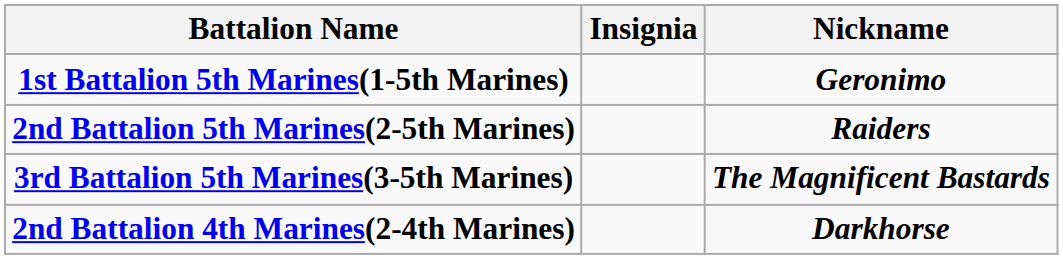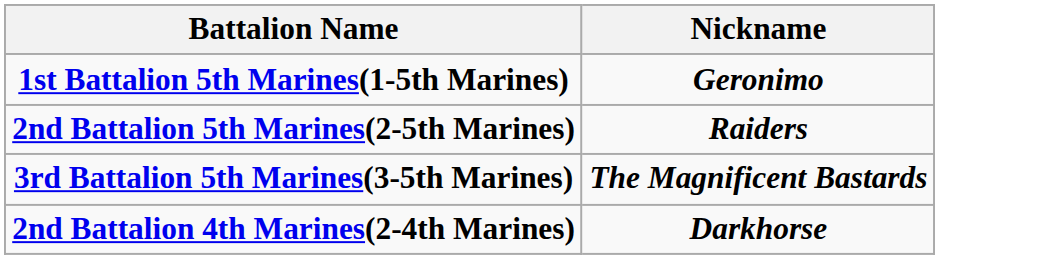- column: (643, 29)
